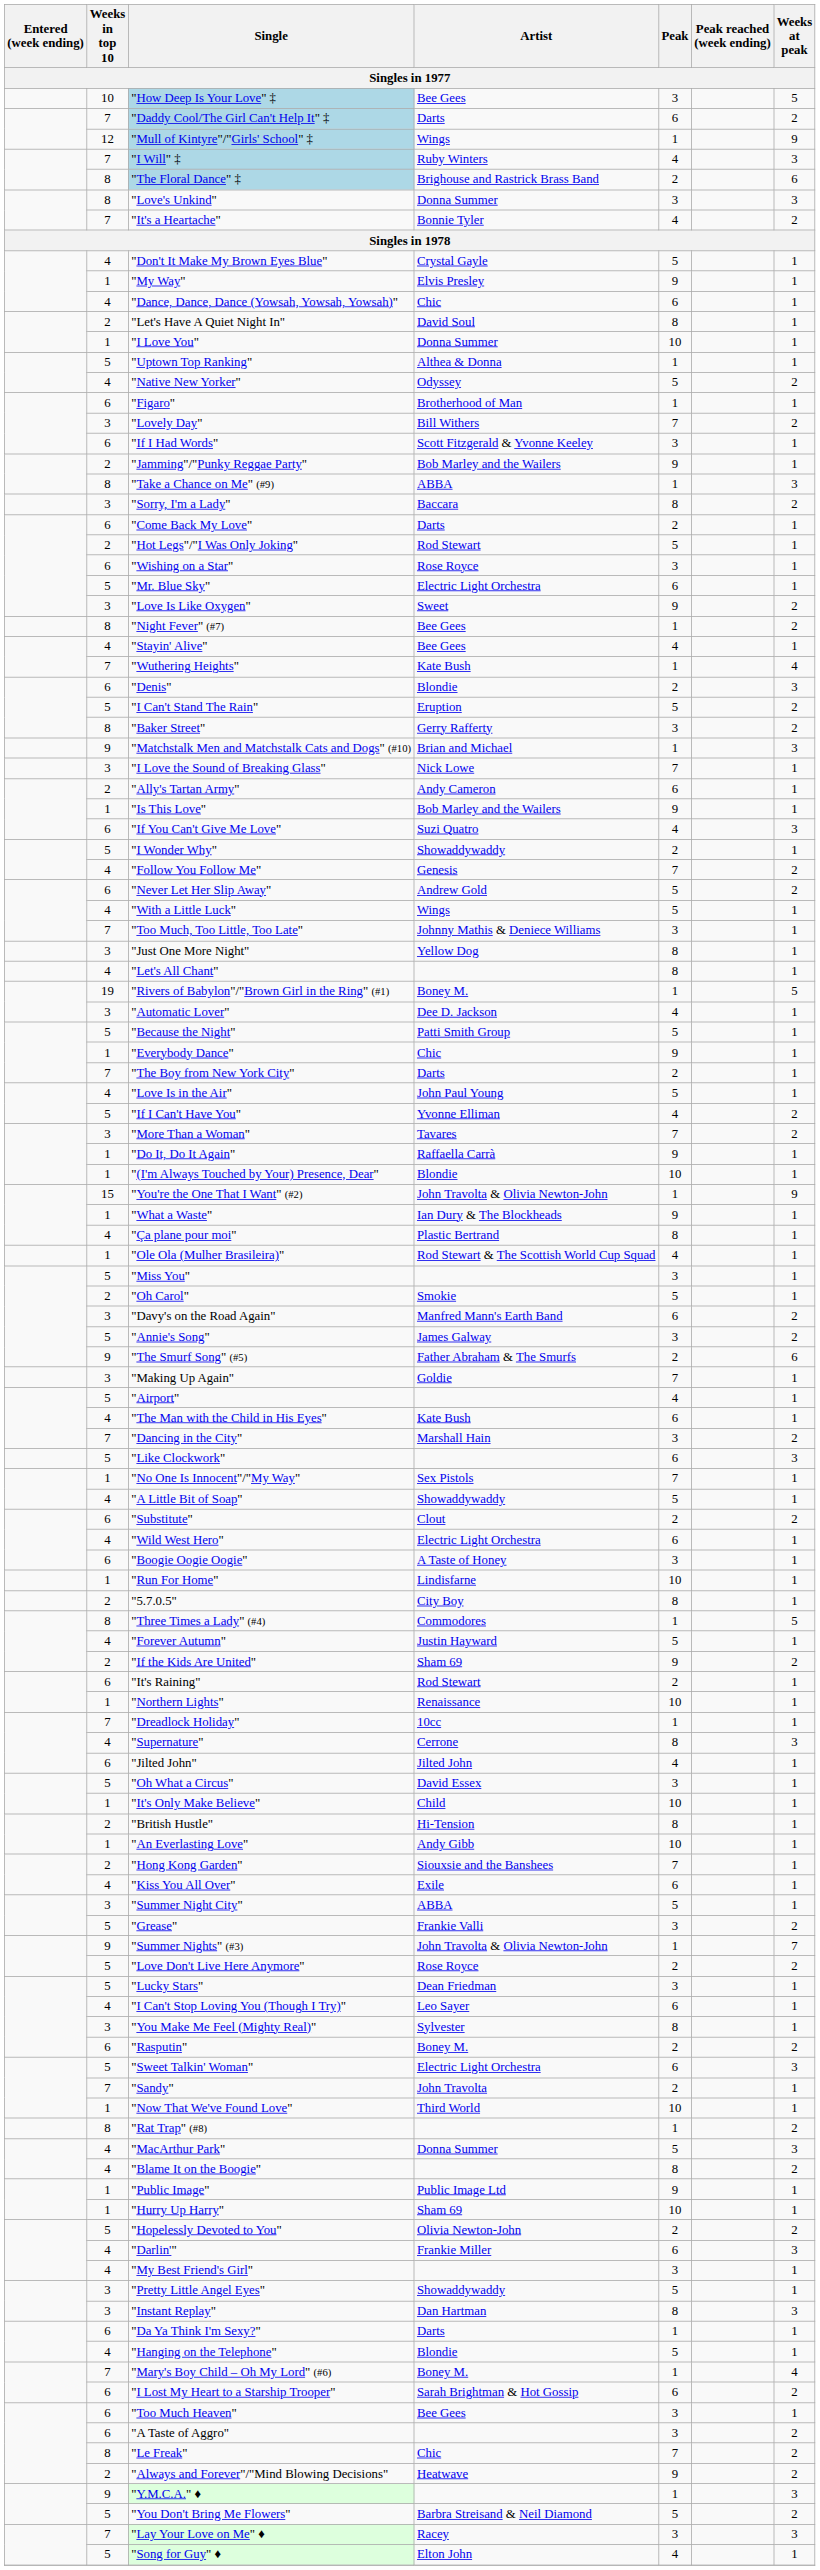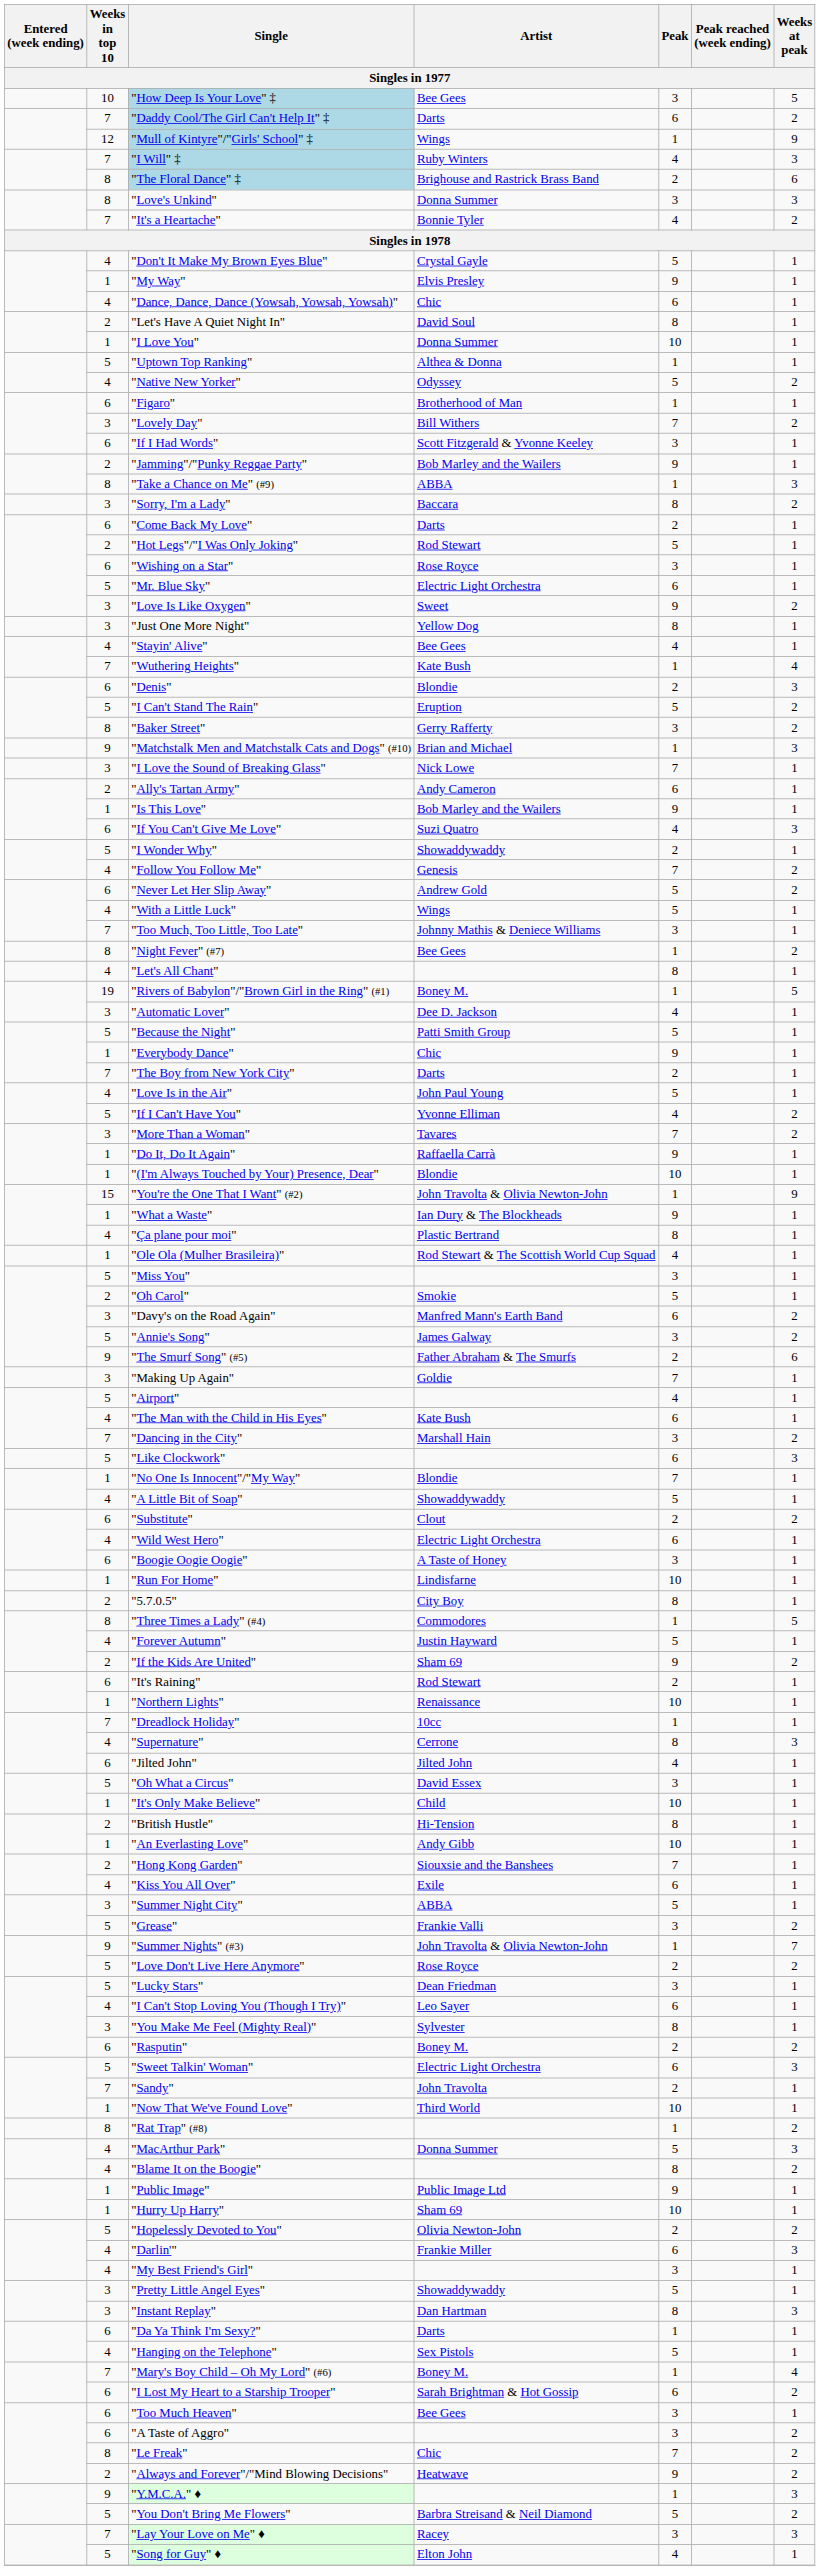rows swapped: (190, 951) <-> (178, 626)
(445, 1478) Sex Pistols -> (437, 1478) Blondie
(437, 2351) Blondie -> (445, 2351) Sex Pistols
